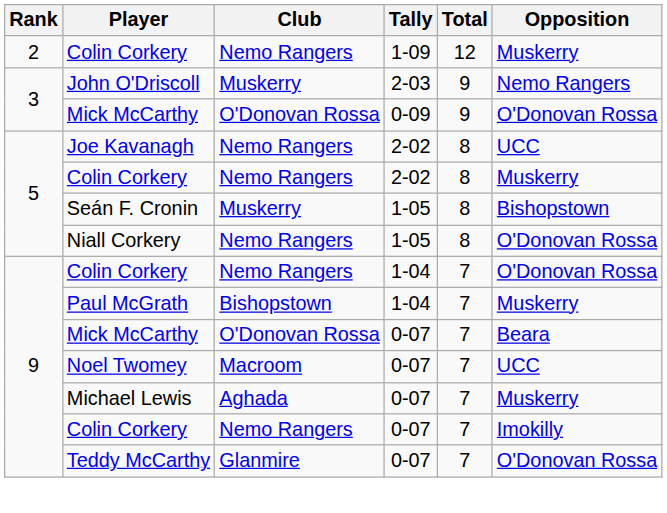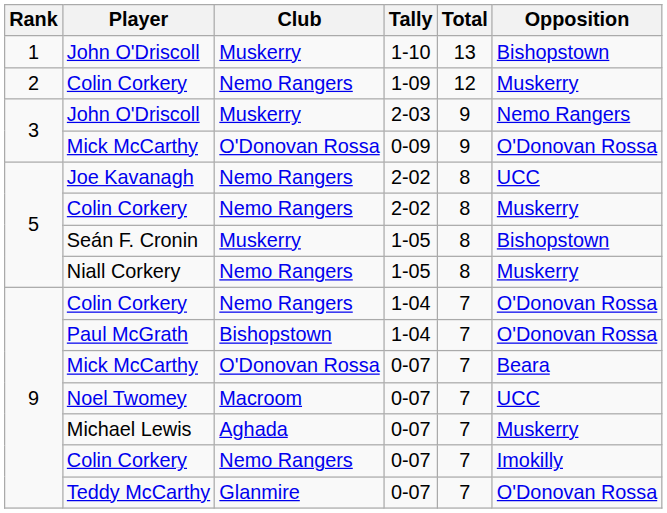+ row: (133, 51)
(577, 240) O'Donovan Rossa -> (538, 271) Muskerry
(538, 303) Muskerry -> (577, 334) O'Donovan Rossa
